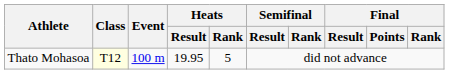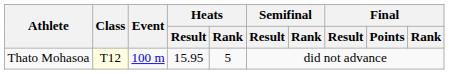(189, 58) 19.95 -> (189, 58) 15.95
